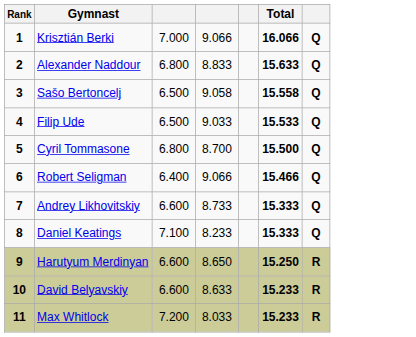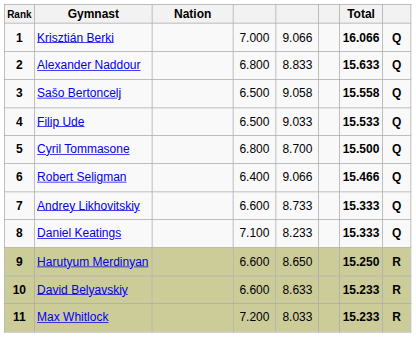+ column: (193, 14)
